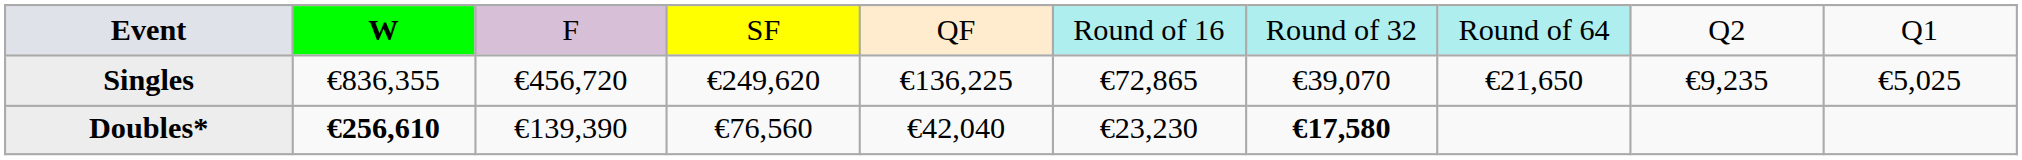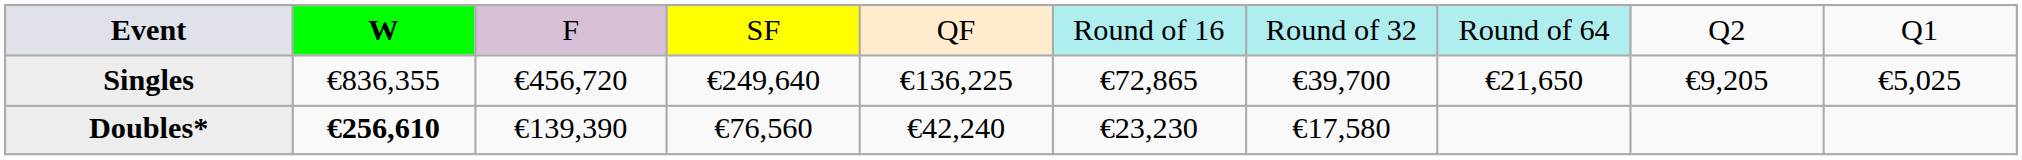(763, 79) €249,620 -> (763, 79) €249,640
(1341, 79) €39,070 -> (1341, 79) €39,700
(1727, 79) €9,235 -> (1727, 79) €9,205
(956, 129) €42,040 -> (956, 129) €42,240
(1341, 129) bold -> (1341, 129) normal
